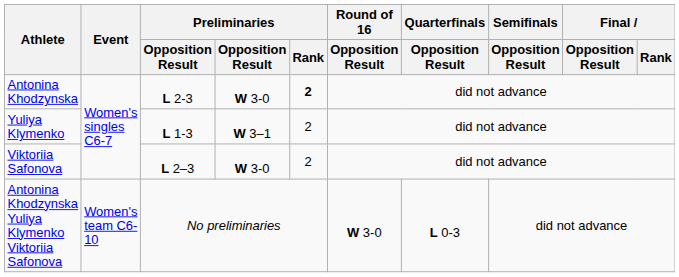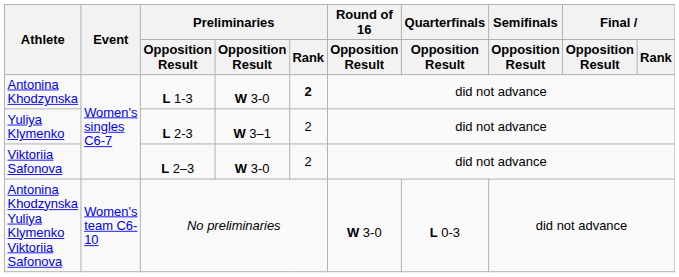(178, 99) L 2-3 -> (178, 99) L 1-3
(178, 134) L 1-3 -> (178, 134) L 2-3
